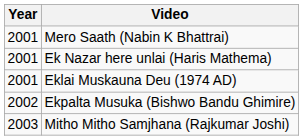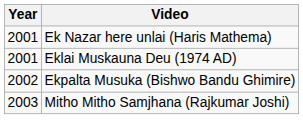- row: (137, 37)
